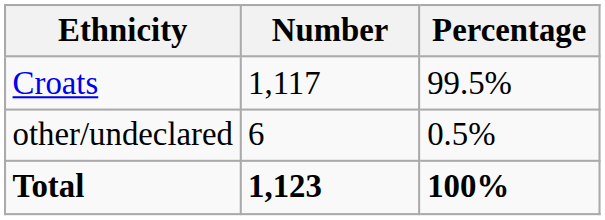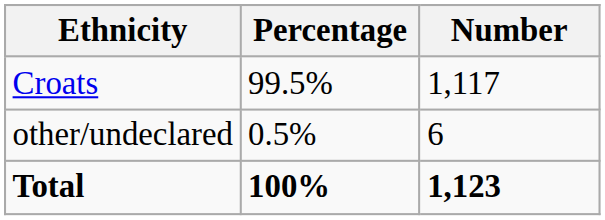columns swapped: (330, 30) <-> (509, 30)
